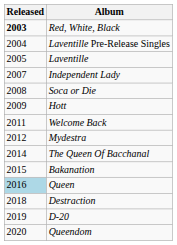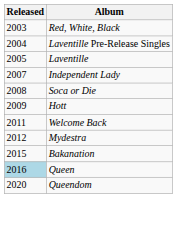(17, 28) bold -> (17, 28) normal
- row: (99, 153)
- row: (72, 201)
- row: (59, 216)
